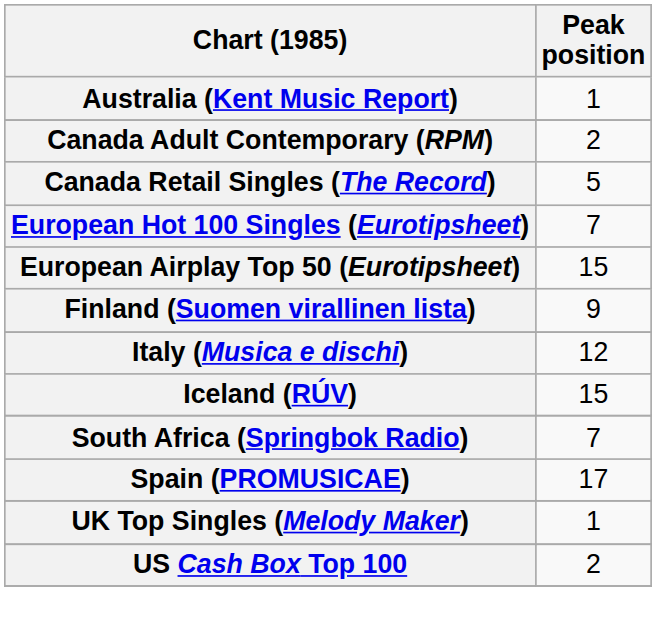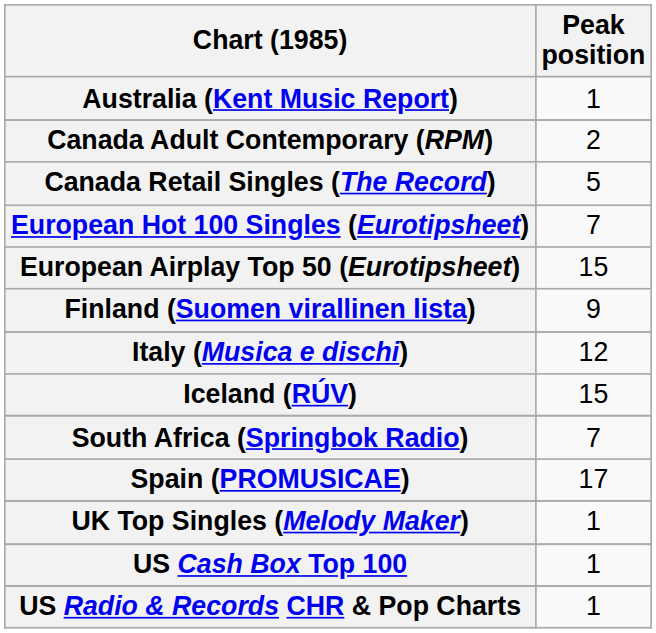(593, 564) 2 -> (593, 564) 1
+ row: (270, 606)
